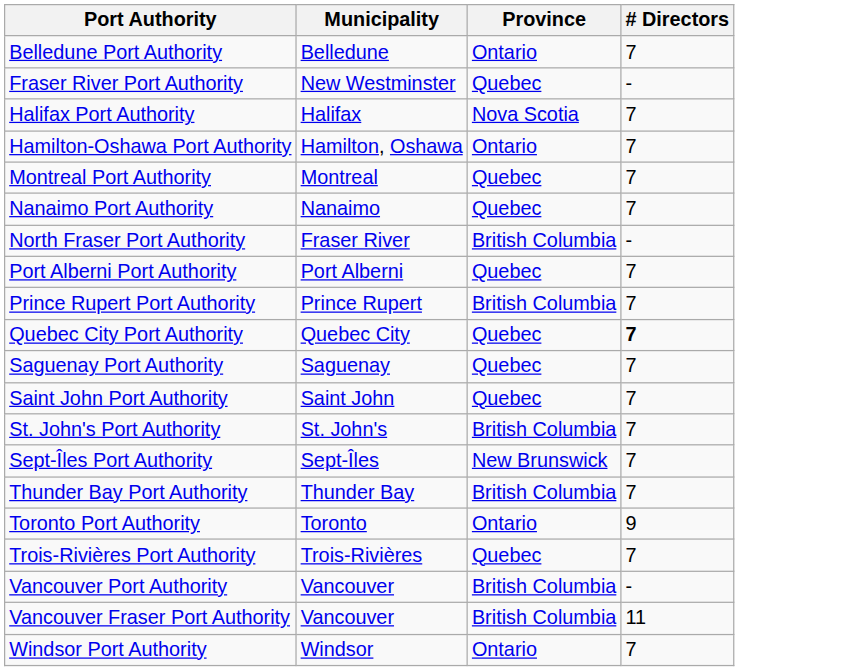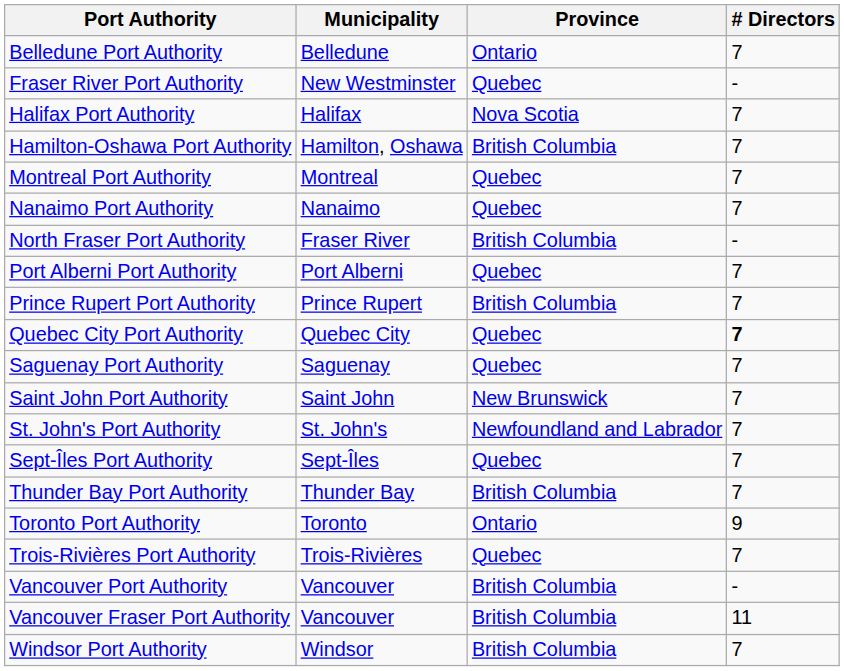(504, 146) Ontario -> (544, 146) British Columbia
(507, 397) Quebec -> (540, 397) New Brunswick
(544, 429) British Columbia -> (597, 429) Newfoundland and Labrador
(540, 460) New Brunswick -> (507, 460) Quebec
(504, 649) Ontario -> (544, 649) British Columbia
